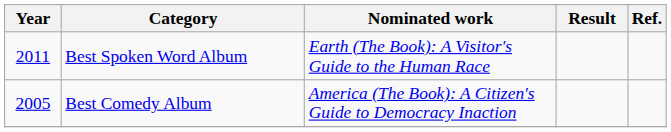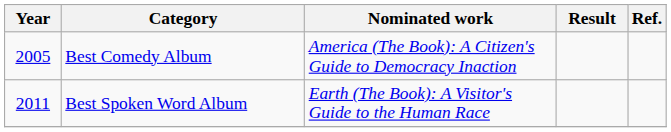rows swapped: (138, 103) <-> (156, 55)
